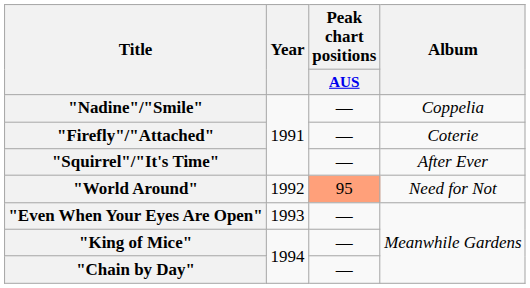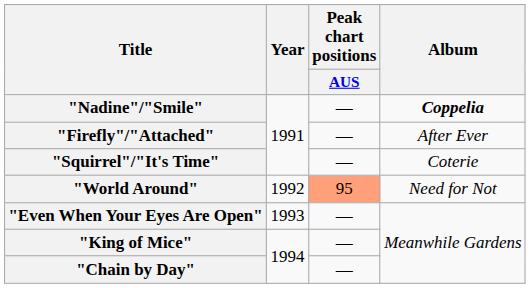(453, 108) normal -> (453, 108) bold
(453, 135) Coterie -> (453, 135) After Ever
(453, 161) After Ever -> (453, 161) Coterie
